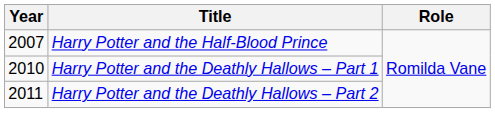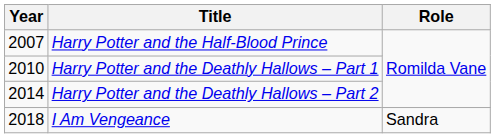(26, 94) 2011 -> (26, 94) 2014
+ row: (111, 119)
